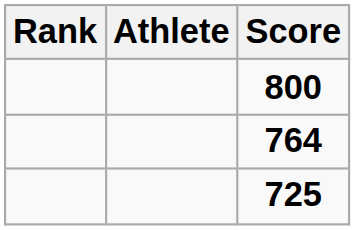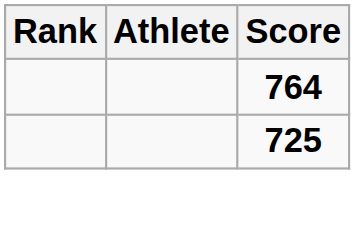- row: (293, 86)
